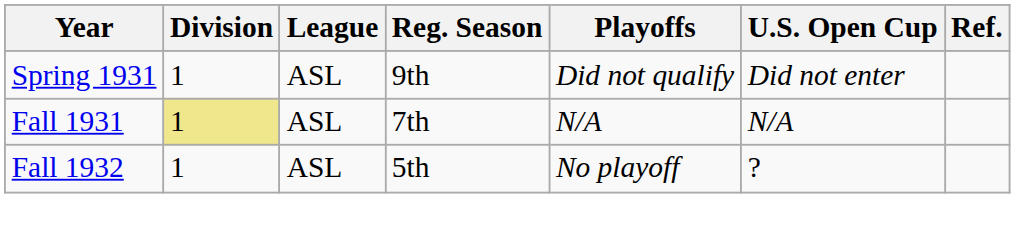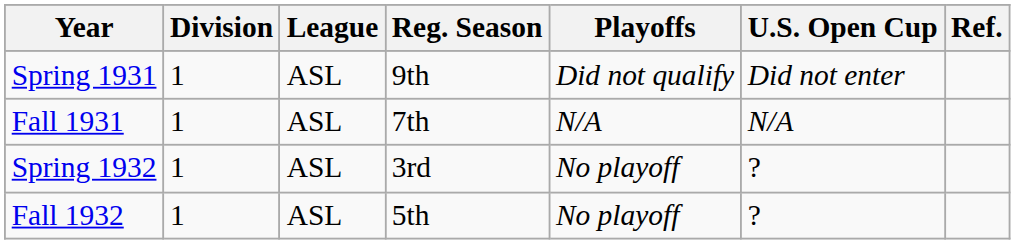(177, 121) khaki background -> (177, 121) no background
+ row: (84, 167)
